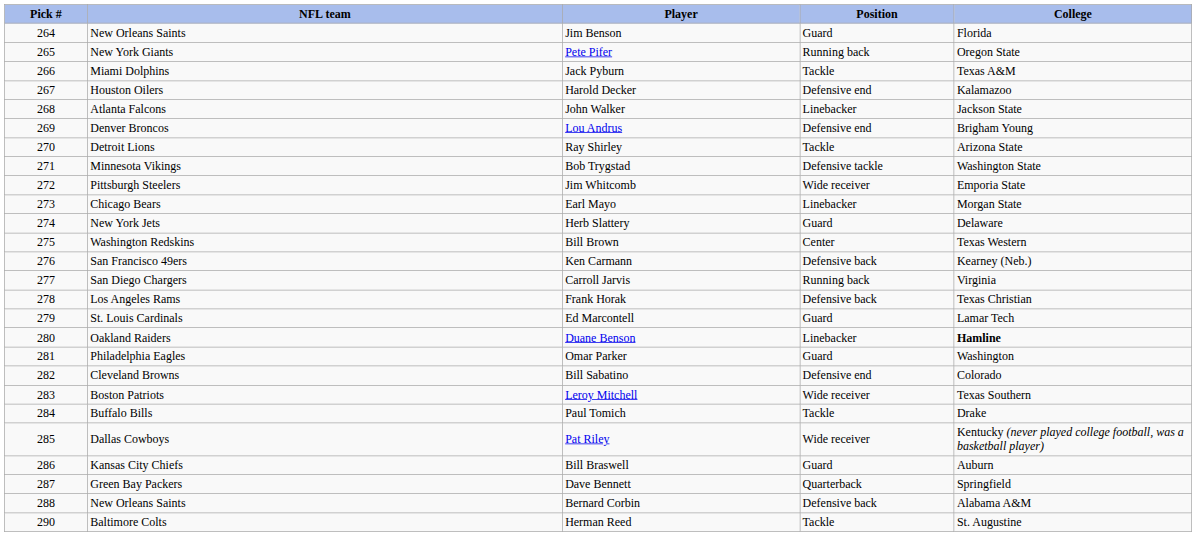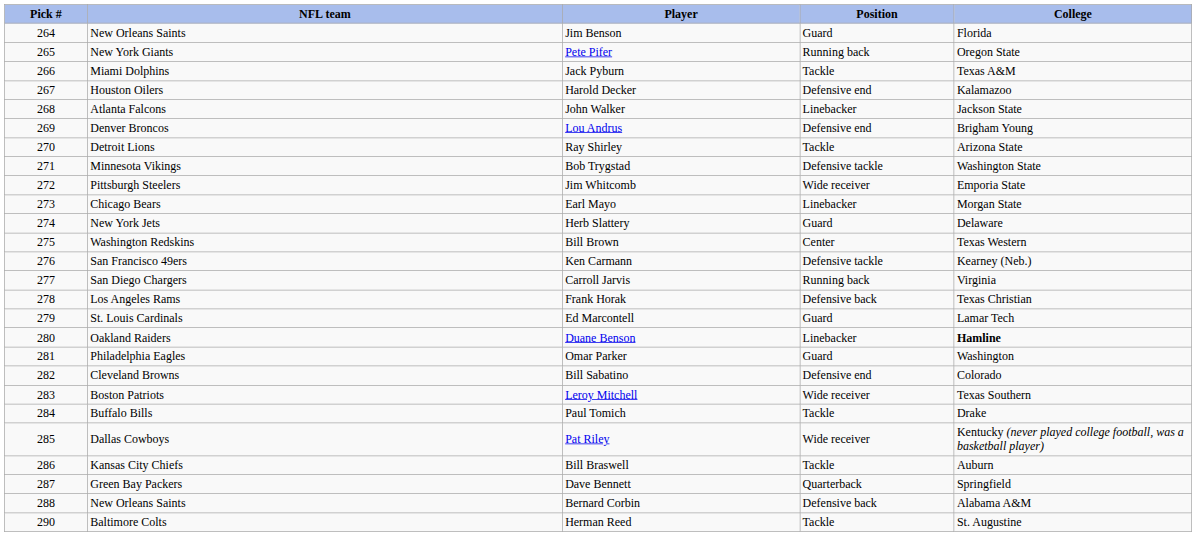(840, 261) Defensive back -> (843, 261) Defensive tackle
(818, 465) Guard -> (818, 465) Tackle
